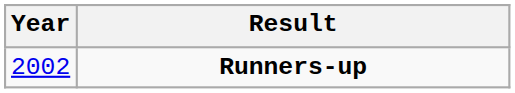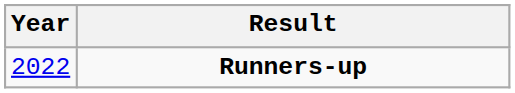(41, 67) 2002 -> (41, 67) 2022
